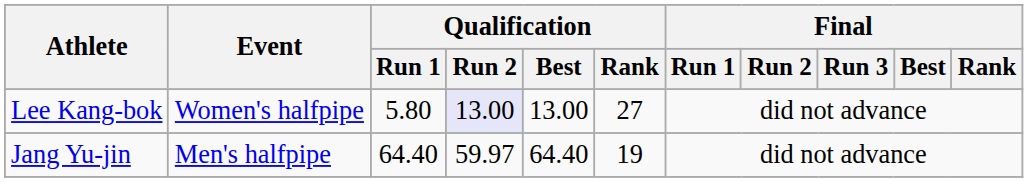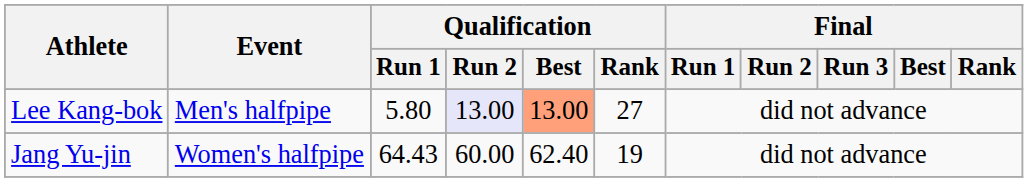(269, 111) Women's halfpipe -> (253, 111) Men's halfpipe
(559, 111) no background -> (559, 111) lightsalmon background
(253, 154) Men's halfpipe -> (269, 154) Women's halfpipe
(408, 154) 64.40 -> (408, 154) 64.43
(485, 154) 59.97 -> (485, 154) 60.00
(559, 154) 64.40 -> (559, 154) 62.40
